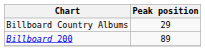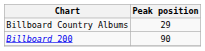(166, 39) 89 -> (166, 39) 90
